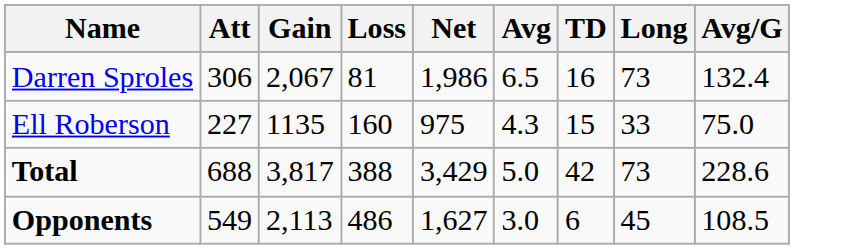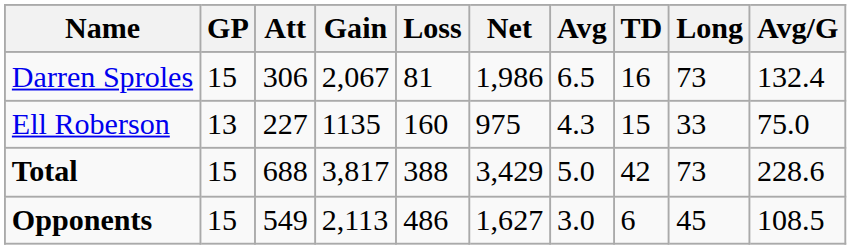+ column: (228, 28)
